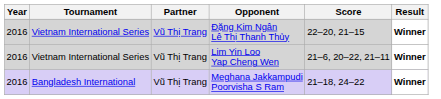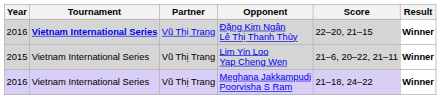(90, 32) normal -> (95, 32) bold
(17, 57) 2016 -> (17, 57) 2015
(83, 82) Bangladesh International -> (90, 82) Vietnam International Series
